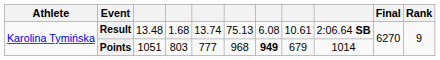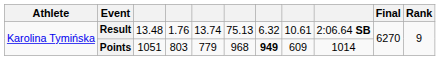(179, 30) 1.68 -> (179, 30) 1.76
(269, 30) 6.08 -> (269, 30) 6.32
(208, 47) 777 -> (208, 47) 779
(298, 47) 679 -> (298, 47) 609
